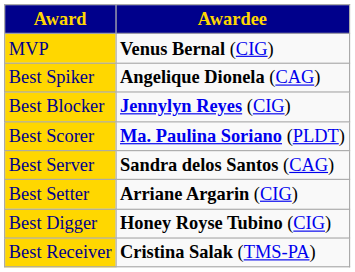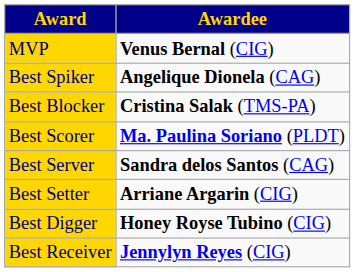(205, 106) Jennylyn Reyes (CIG) -> (218, 106) Cristina Salak (TMS-PA)
(218, 252) Cristina Salak (TMS-PA) -> (205, 252) Jennylyn Reyes (CIG)
